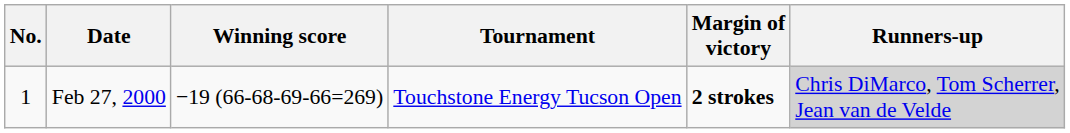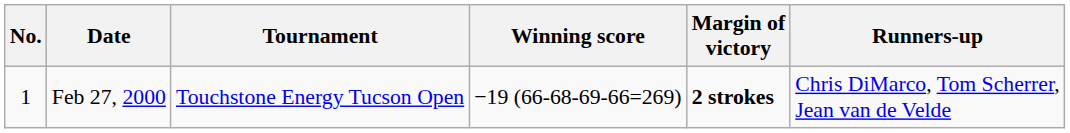columns swapped: (537, 35) <-> (280, 35)
(928, 97) lightgrey background -> (928, 97) no background
